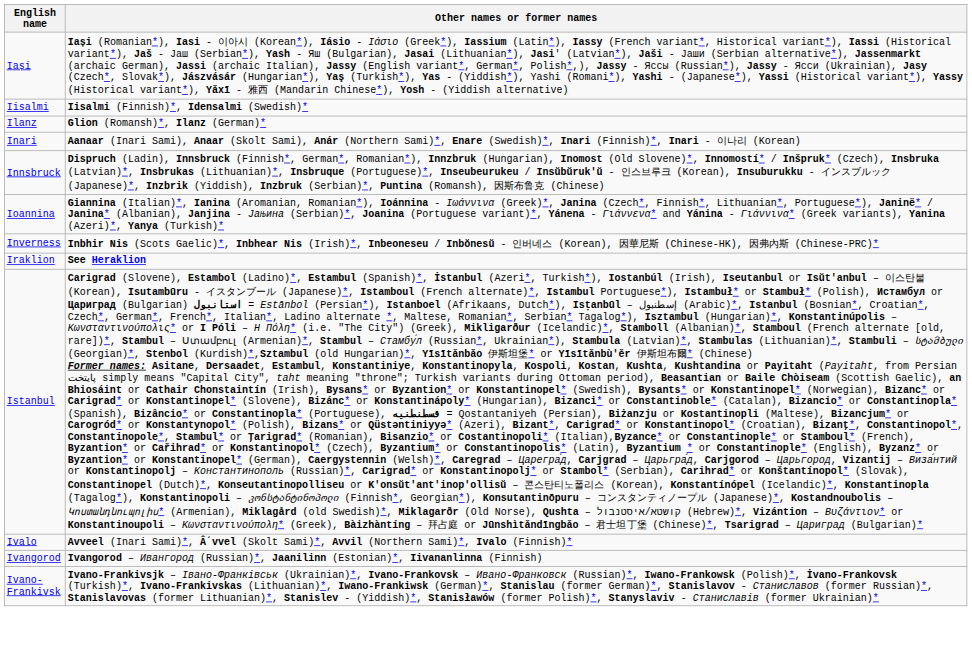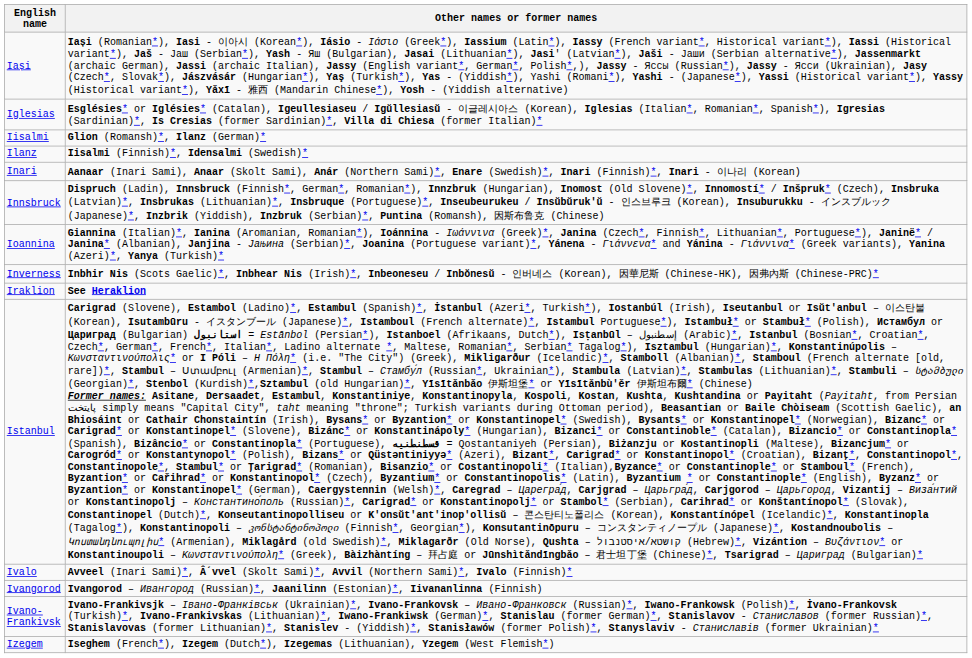+ row: (31, 114)
(188, 108) Iisalmi (Finnish)*, Idensalmi (Swedish)* -> (167, 138) Glion (Romansh)*, Ilanz (German)*
(167, 124) Glion (Romansh)*, Ilanz (German)* -> (188, 154) Iisalmi (Finnish)*, Idensalmi (Swedish)*
+ row: (25, 644)
